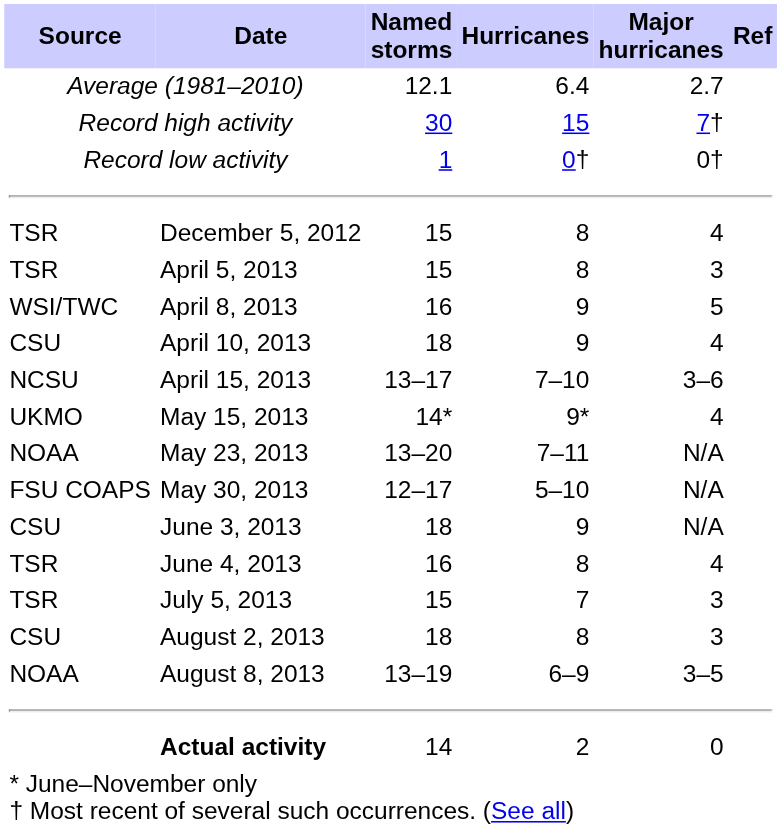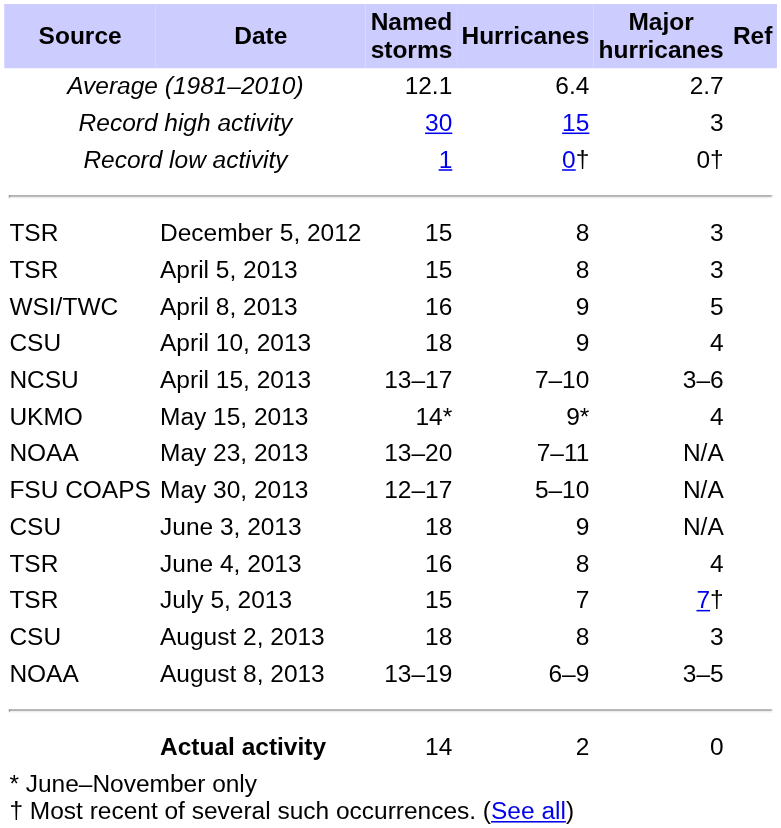(710, 123) 7† -> (717, 123) 3
(717, 233) 4 -> (717, 233) 3
(717, 600) 3 -> (710, 600) 7†
